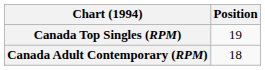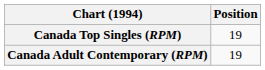(235, 55) 18 -> (235, 55) 19
